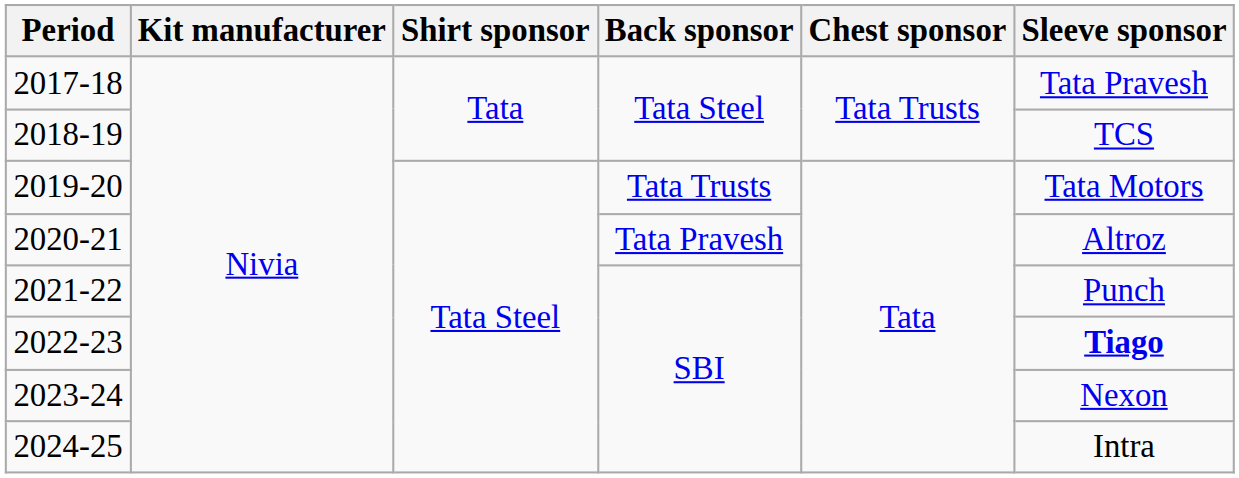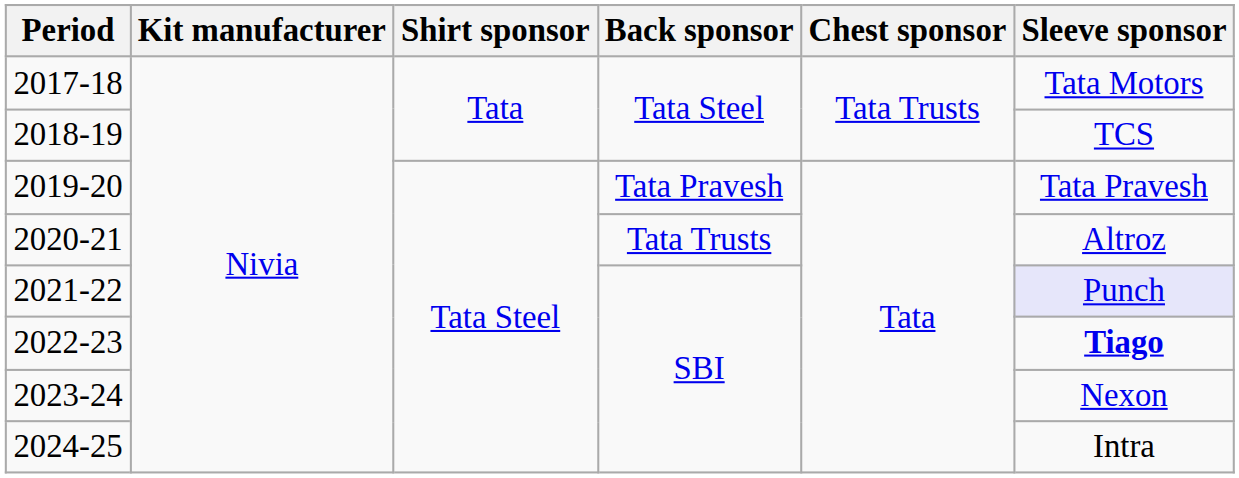(1124, 82) Tata Pravesh -> (1124, 82) Tata Motors
(699, 186) Tata Trusts -> (699, 186) Tata Pravesh
(1124, 186) Tata Motors -> (1124, 186) Tata Pravesh
(699, 238) Tata Pravesh -> (699, 238) Tata Trusts
(1124, 290) no background -> (1124, 290) lavender background
